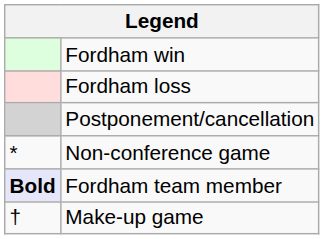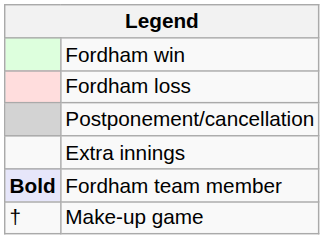+ row: (125, 153)
- row: (168, 153)
